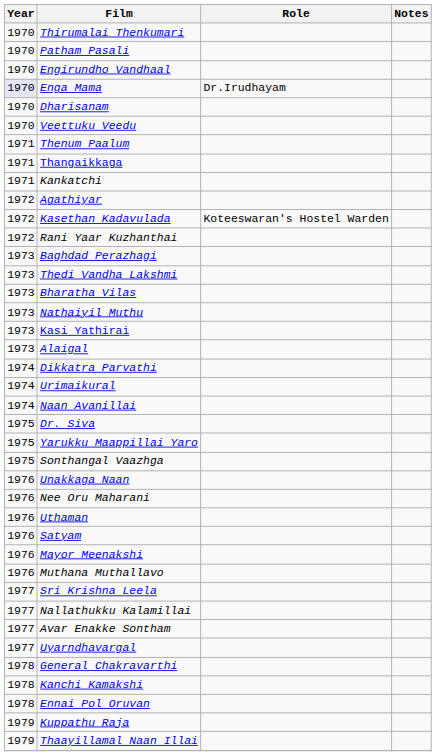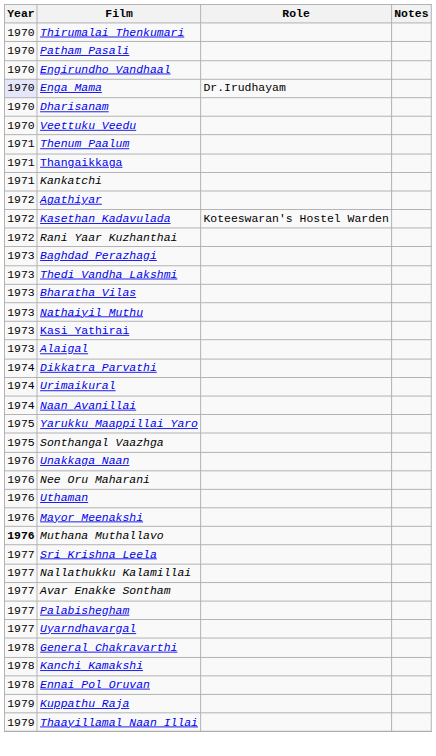- row: (68, 424)
- row: (61, 536)
(21, 573) normal -> (21, 536) bold
+ row: (85, 610)
